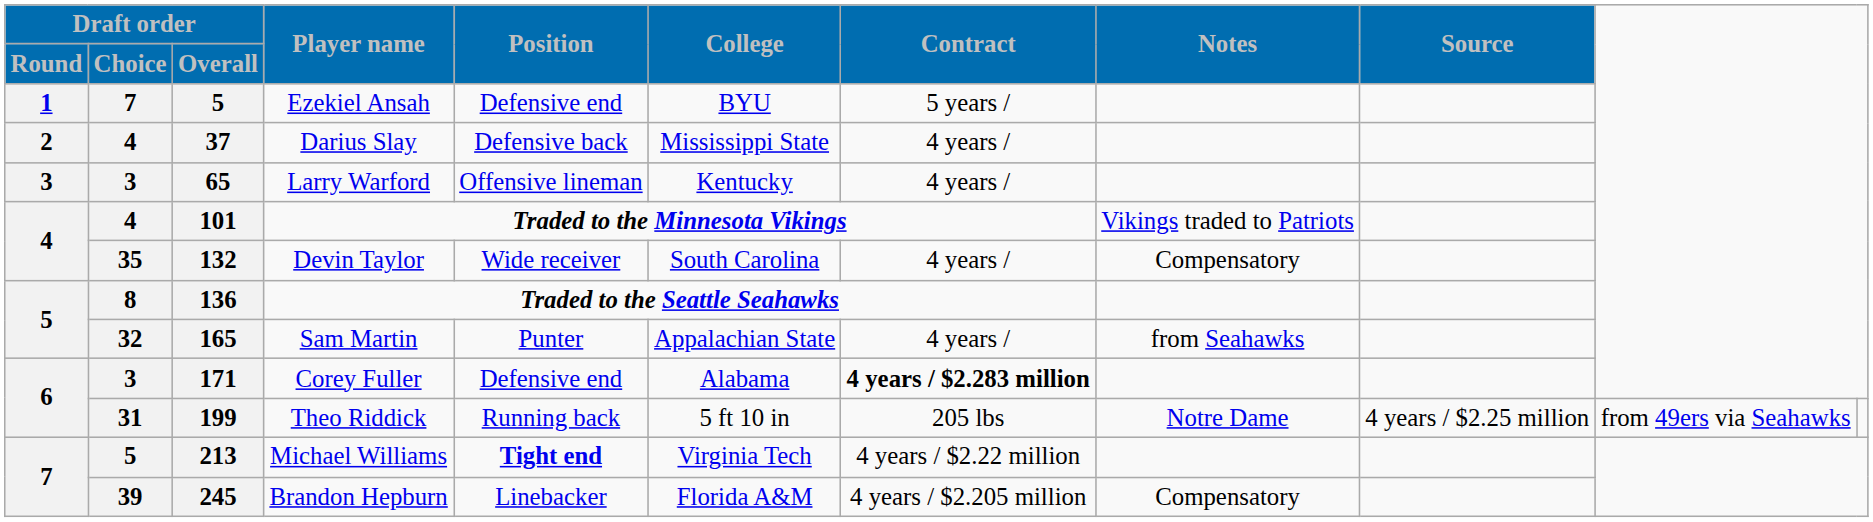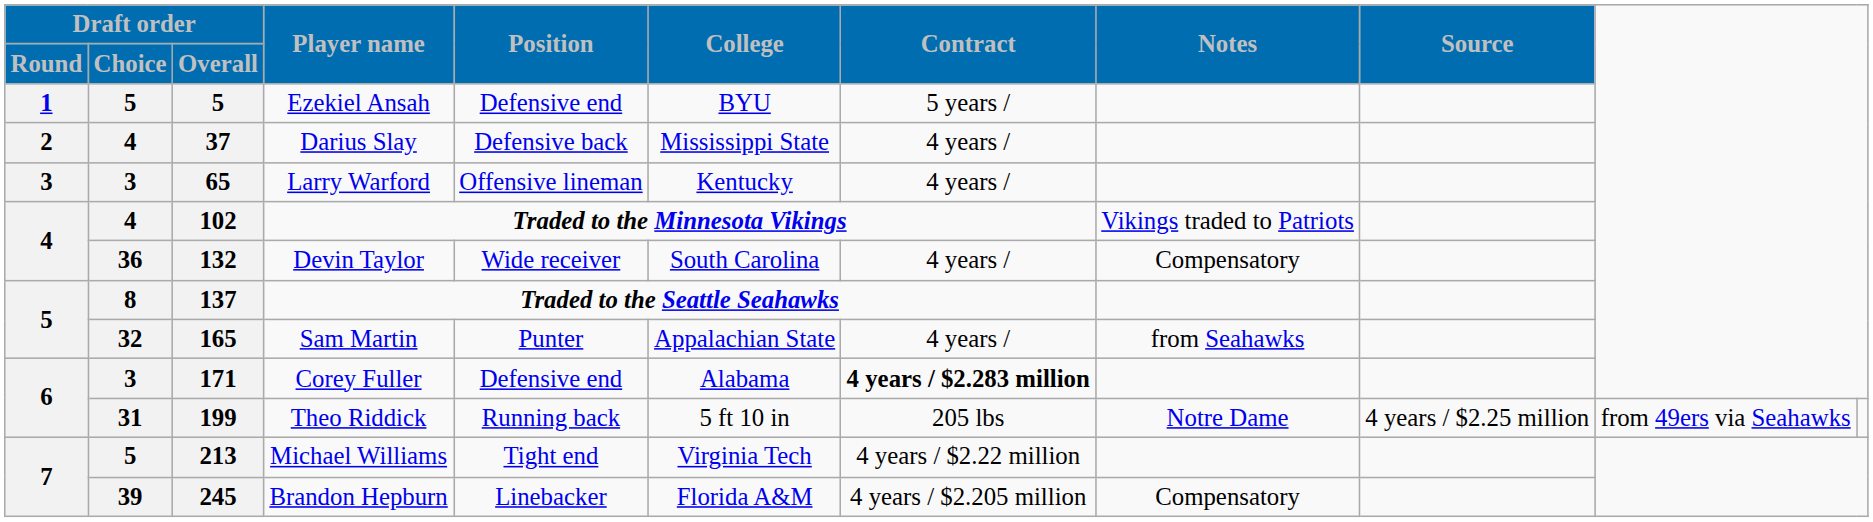(130, 102) 7 -> (130, 102) 5
(218, 220) 101 -> (218, 220) 102
(130, 260) 35 -> (130, 260) 36
(218, 299) 136 -> (218, 299) 137
(551, 456) bold -> (551, 456) normal
